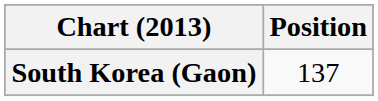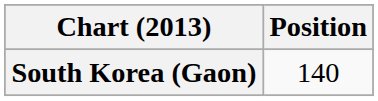(318, 71) 137 -> (318, 71) 140
